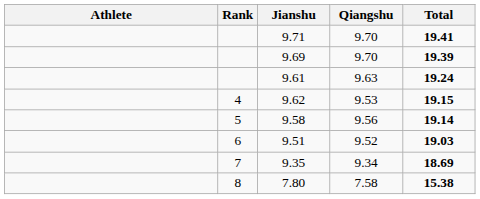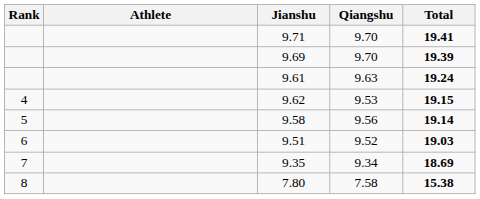columns swapped: (238, 15) <-> (111, 15)
